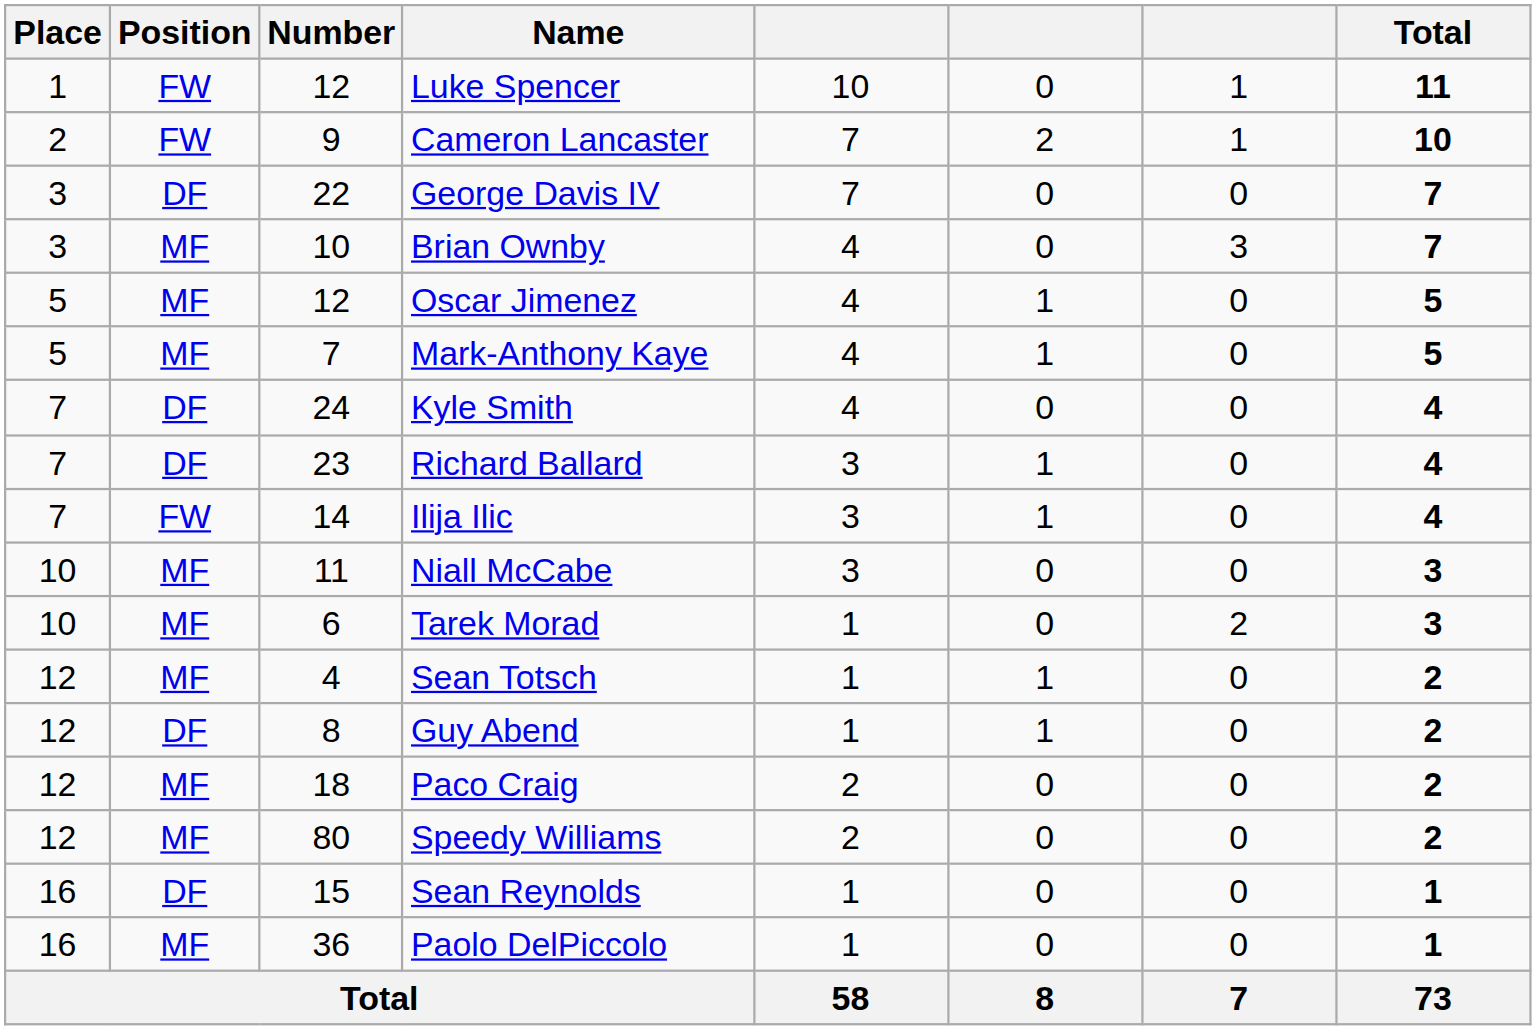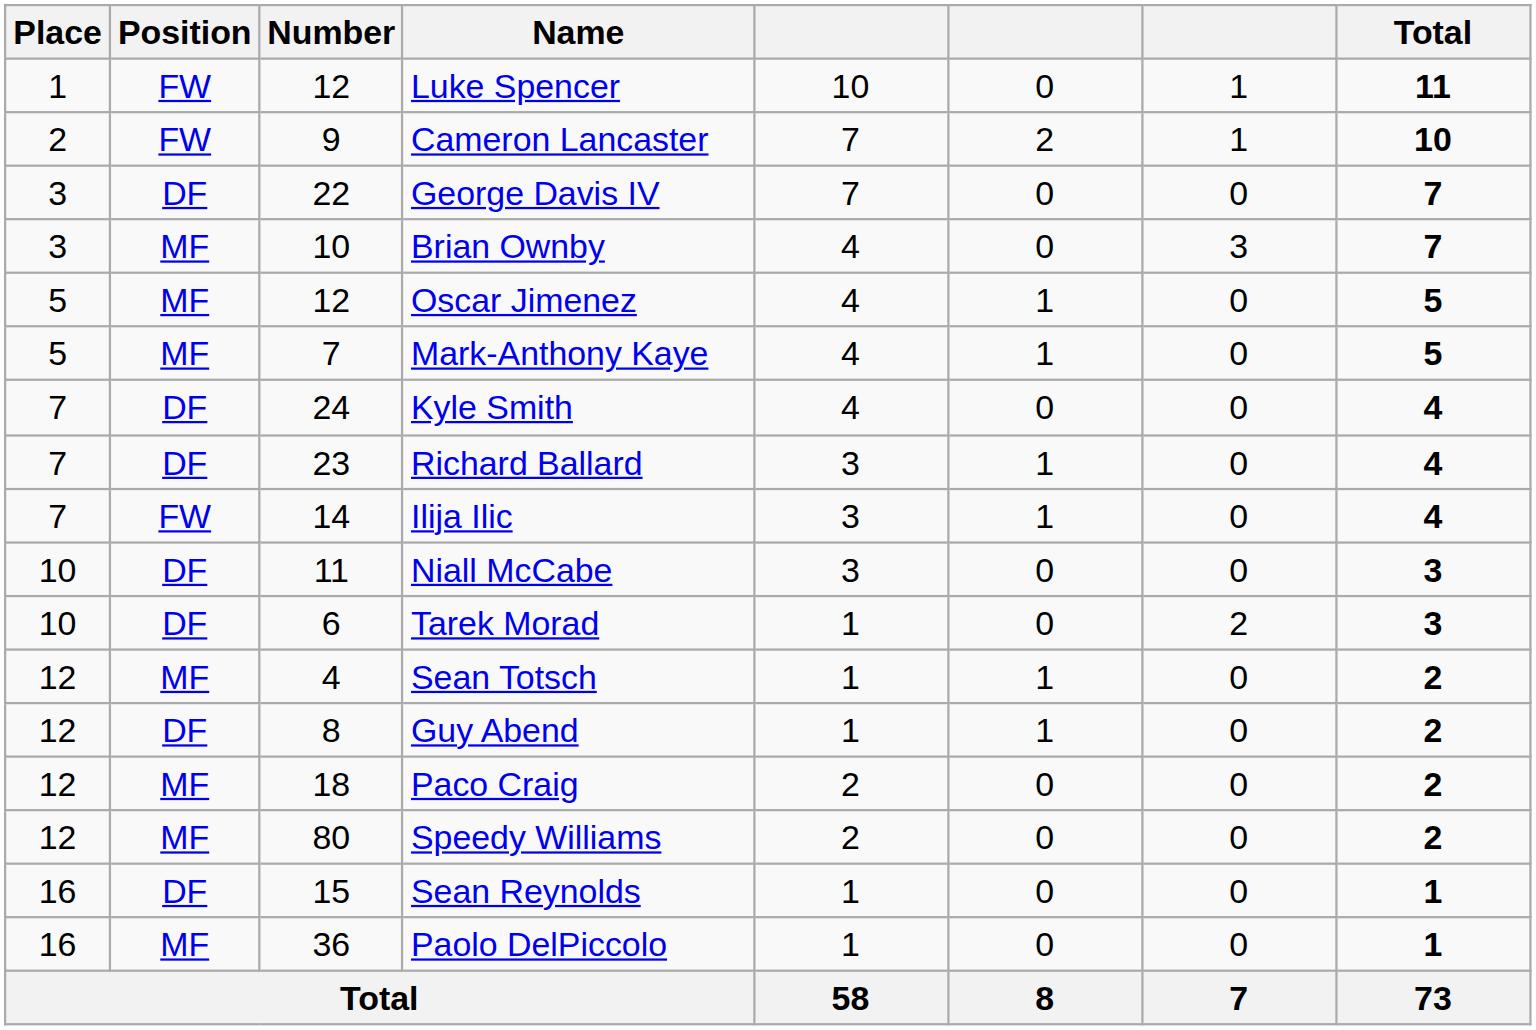(185, 569) MF -> (185, 569) DF
(185, 622) MF -> (185, 622) DF
